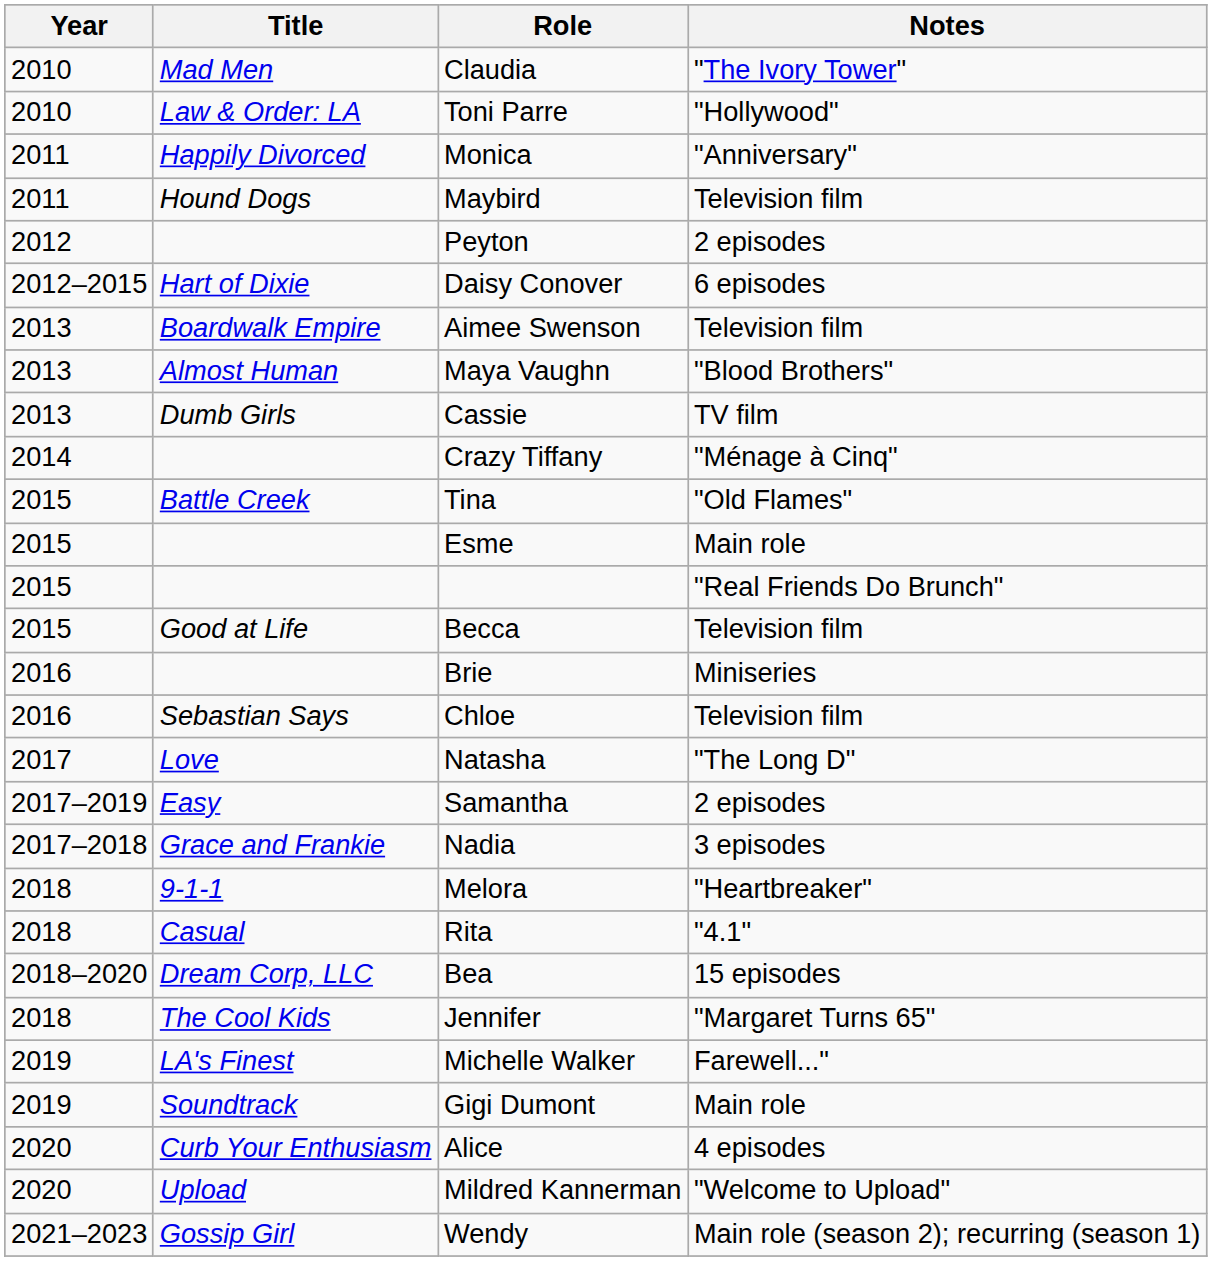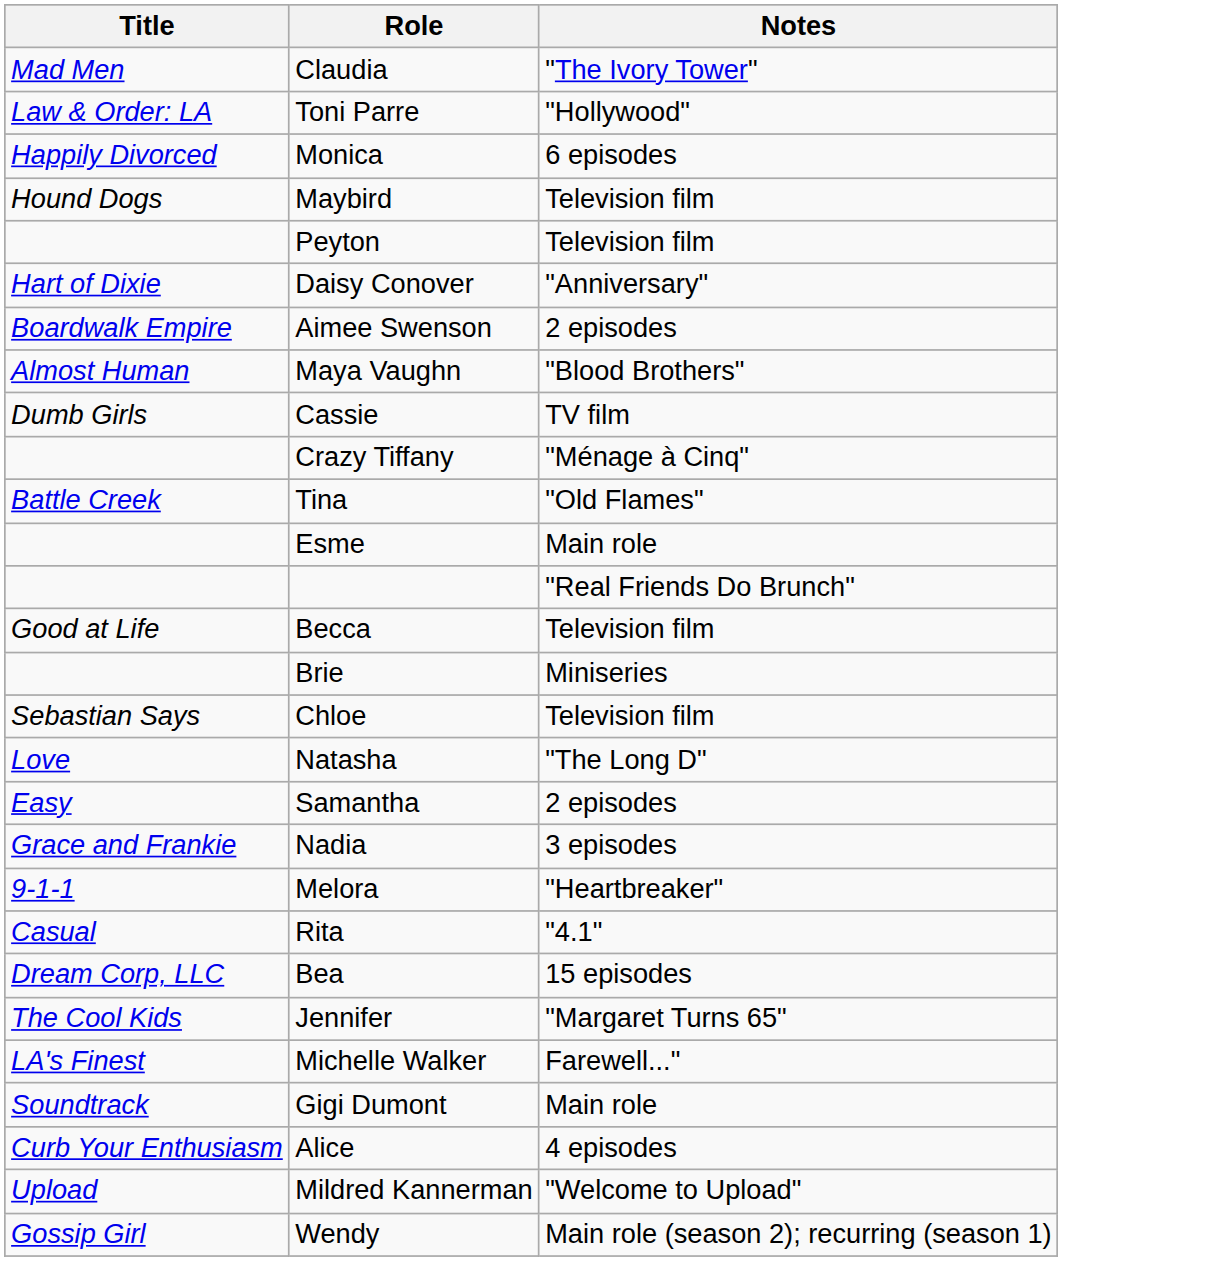- column: (79, 26)
(775, 155) "Anniversary" -> (611, 155) 6 episodes
(760, 241) 2 episodes -> (630, 241) Television film
(760, 284) 6 episodes -> (627, 284) "Anniversary"
(779, 328) Television film -> (611, 328) 2 episodes
